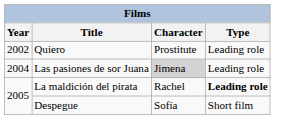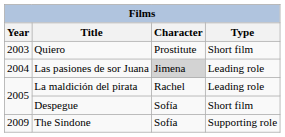(18, 50) 2002 -> (18, 50) 2003
(236, 50) Leading role -> (230, 50) Short film
(238, 87) bold -> (236, 87) normal
+ row: (63, 123)
